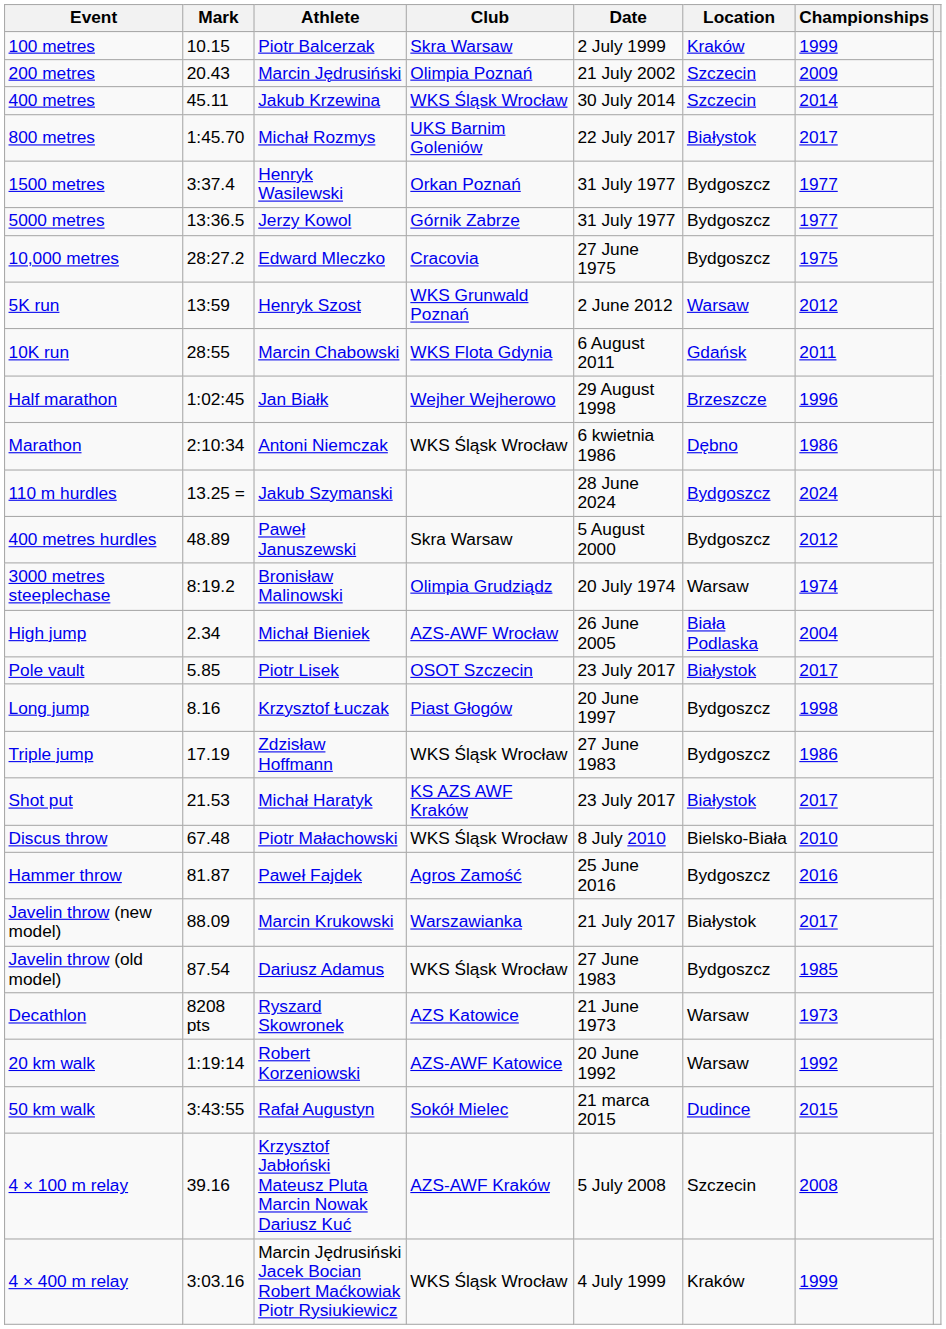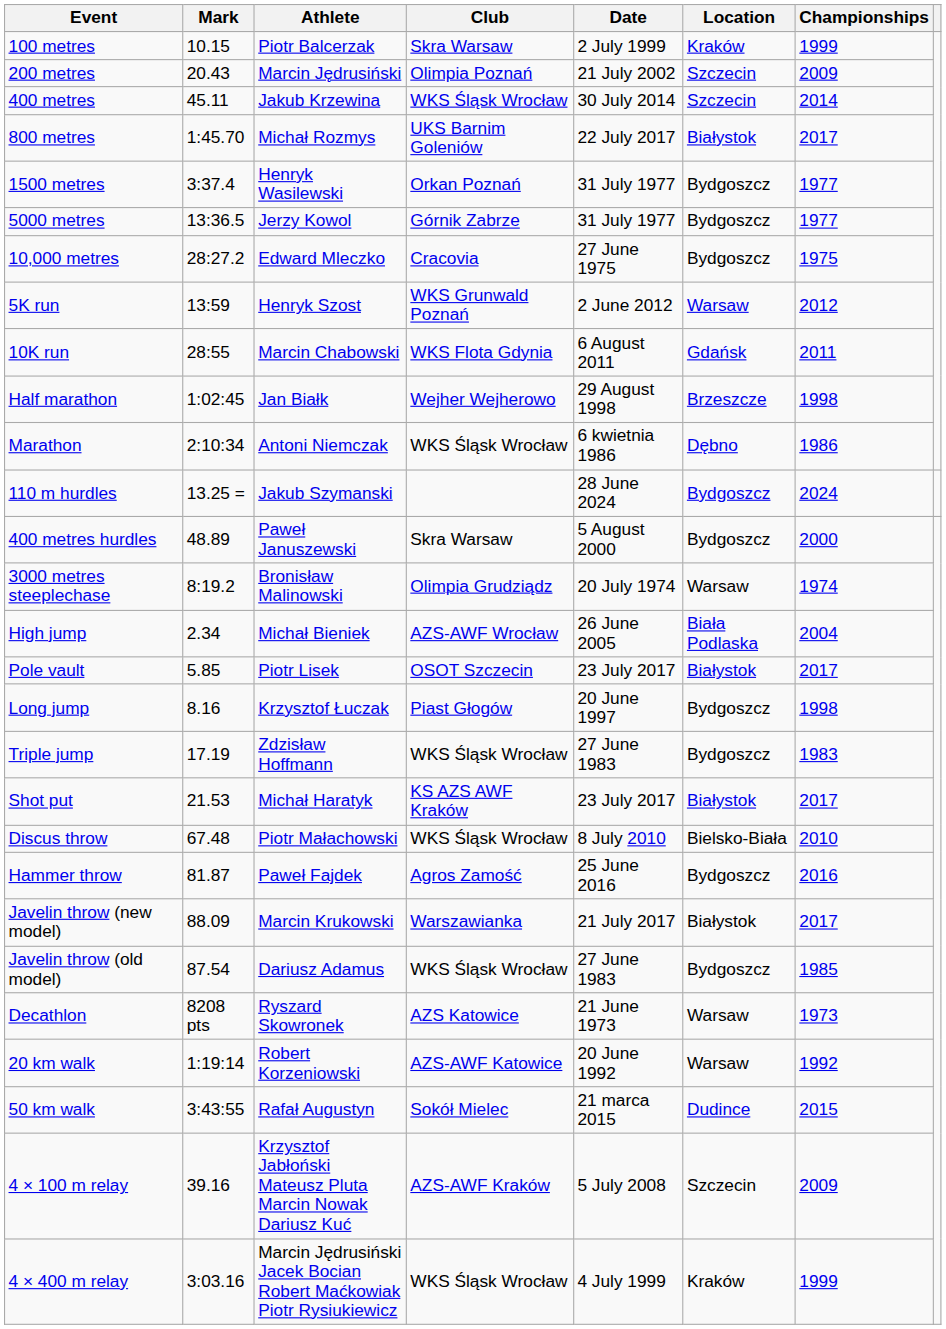(819, 399) 1996 -> (819, 399) 1998
(819, 539) 2012 -> (819, 539) 2000
(819, 754) 1986 -> (819, 754) 1983
(819, 1185) 2008 -> (819, 1185) 2009
